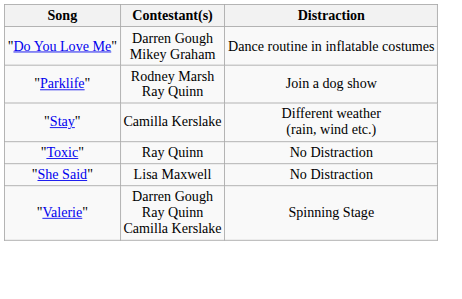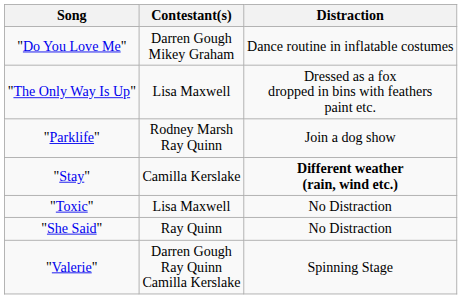+ row: (72, 92)
(331, 122) normal -> (350, 176) bold
(173, 152) Ray Quinn -> (191, 206) Lisa Maxwell
(173, 174) Lisa Maxwell -> (191, 228) Ray Quinn
